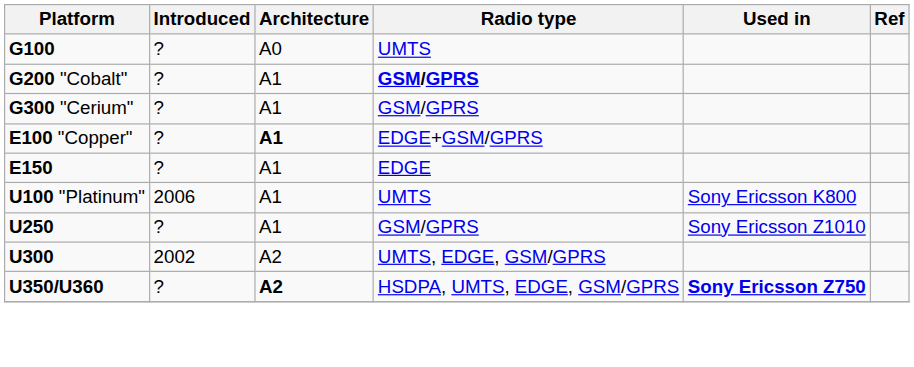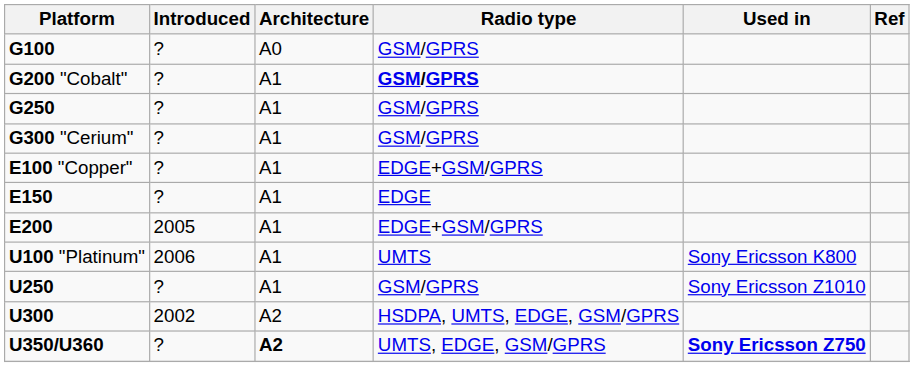(404, 49) UMTS -> (428, 49) GSM/GPRS
+ row: (32, 108)
(271, 138) bold -> (270, 167) normal
+ row: (31, 227)
(492, 256) UMTS, EDGE, GSM/GPRS -> (529, 316) HSDPA, UMTS, EDGE, GSM/GPRS
(529, 286) HSDPA, UMTS, EDGE, GSM/GPRS -> (492, 345) UMTS, EDGE, GSM/GPRS
